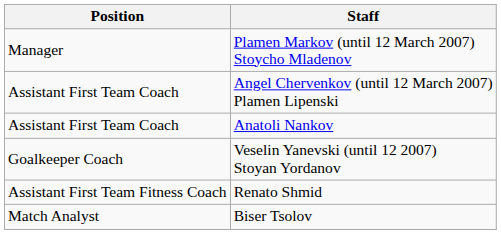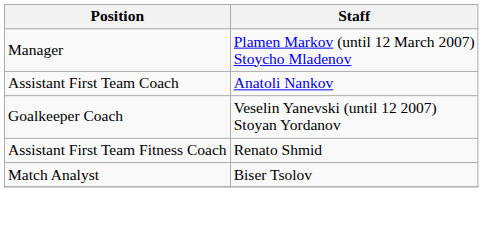- row: (363, 92)
